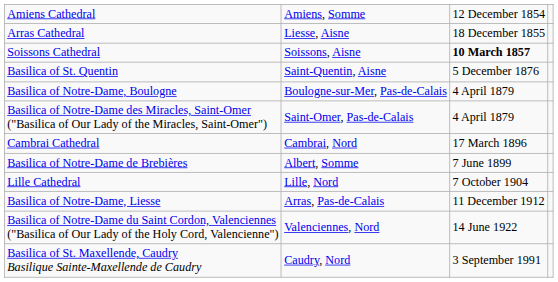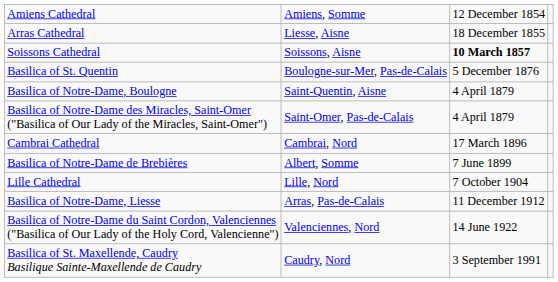(335, 71) Saint-Quentin, Aisne -> (366, 71) Boulogne-sur-Mer, Pas-de-Calais
(366, 91) Boulogne-sur-Mer, Pas-de-Calais -> (335, 91) Saint-Quentin, Aisne
